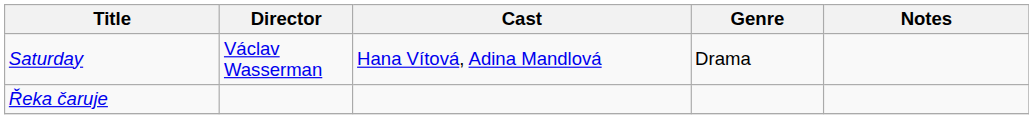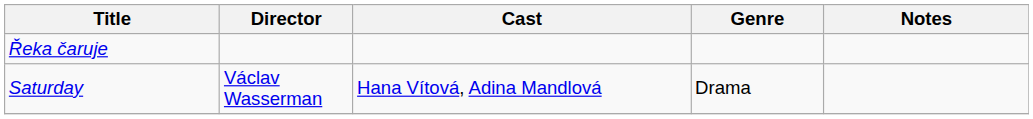rows swapped: (58, 98) <-> (46, 59)
